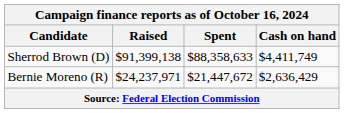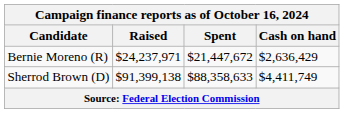rows swapped: (58, 56) <-> (58, 77)
